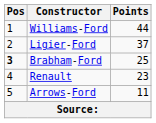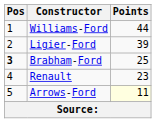(143, 45) 37 -> (143, 45) 39
(143, 94) no background -> (143, 94) lightyellow background
